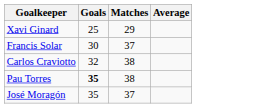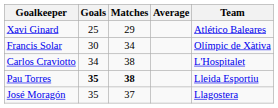+ column: (233, 12)
(130, 45) 37 -> (130, 45) 34
(93, 62) 32 -> (93, 62) 34
(130, 78) normal -> (130, 78) bold
